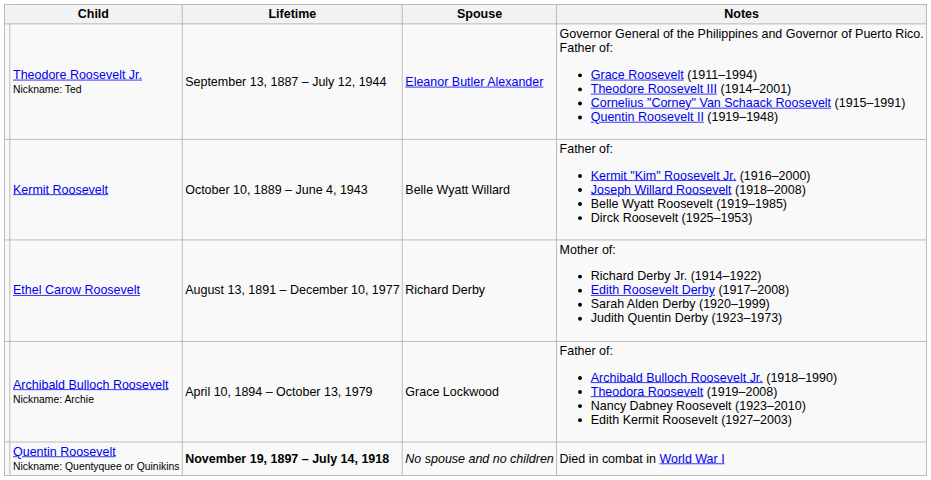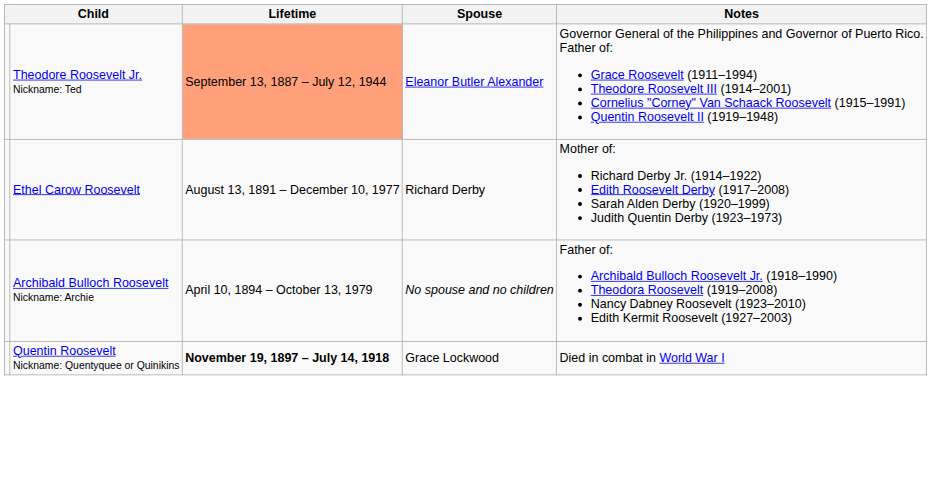(286, 81) no background -> (286, 81) lightsalmon background
- row: (61, 189)
(452, 391) Grace Lockwood -> (480, 290) No spouse and no children
(480, 458) No spouse and no children -> (452, 357) Grace Lockwood
